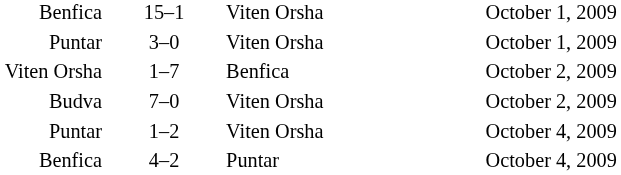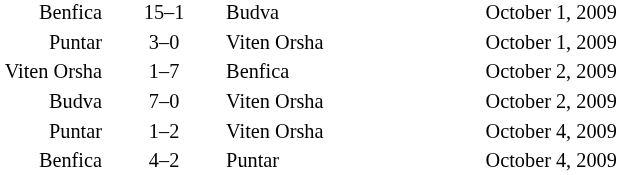(275, 12) Viten Orsha -> (253, 12) Budva
